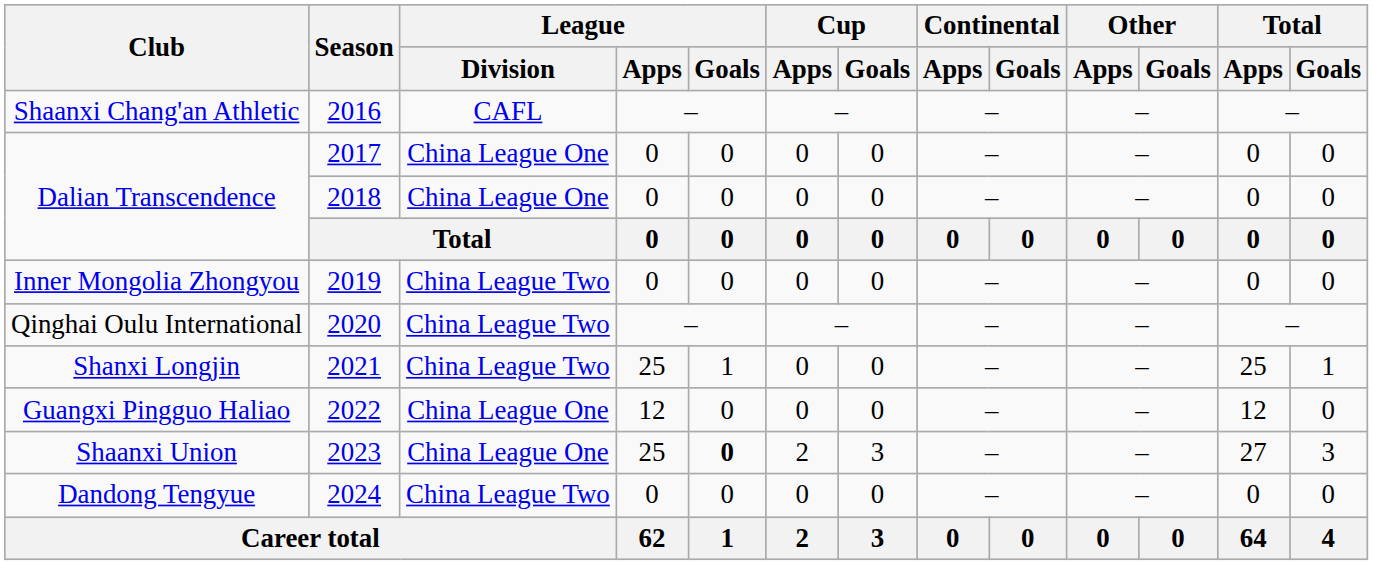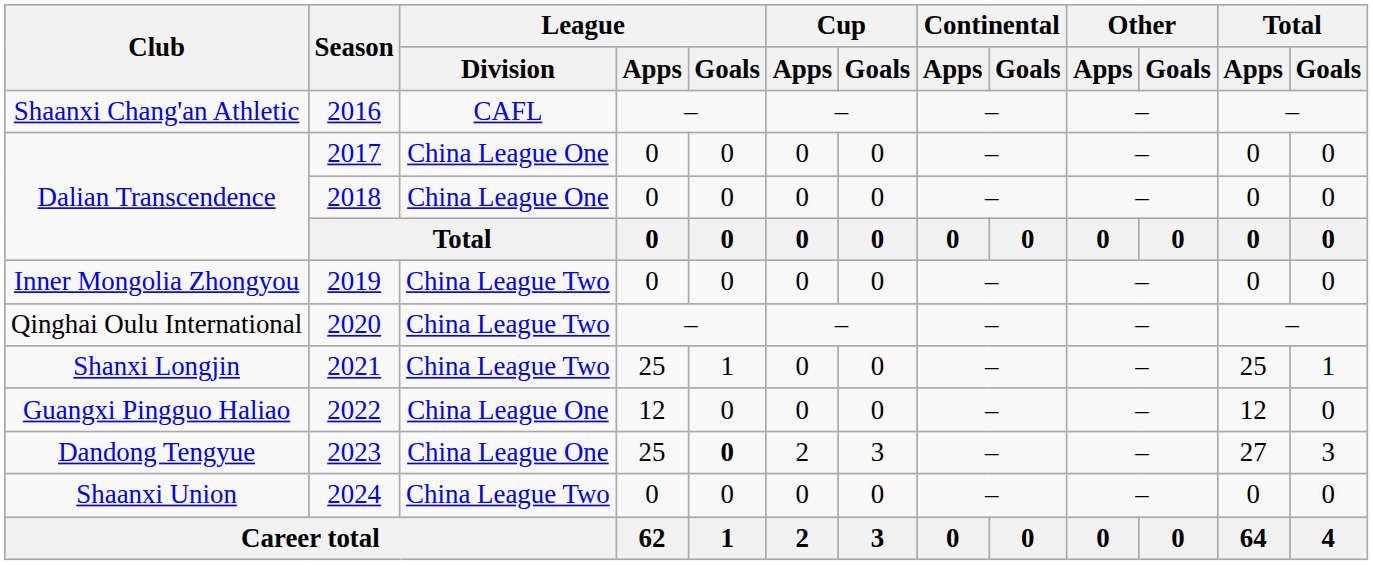(157, 452) Shaanxi Union -> (157, 452) Dandong Tengyue
(157, 494) Dandong Tengyue -> (157, 494) Shaanxi Union
